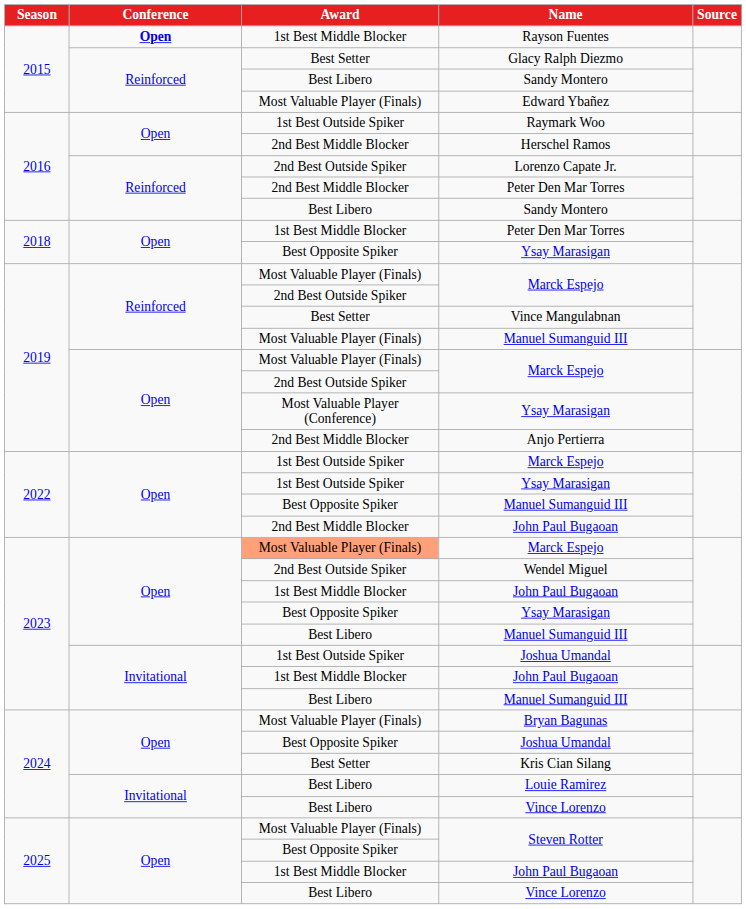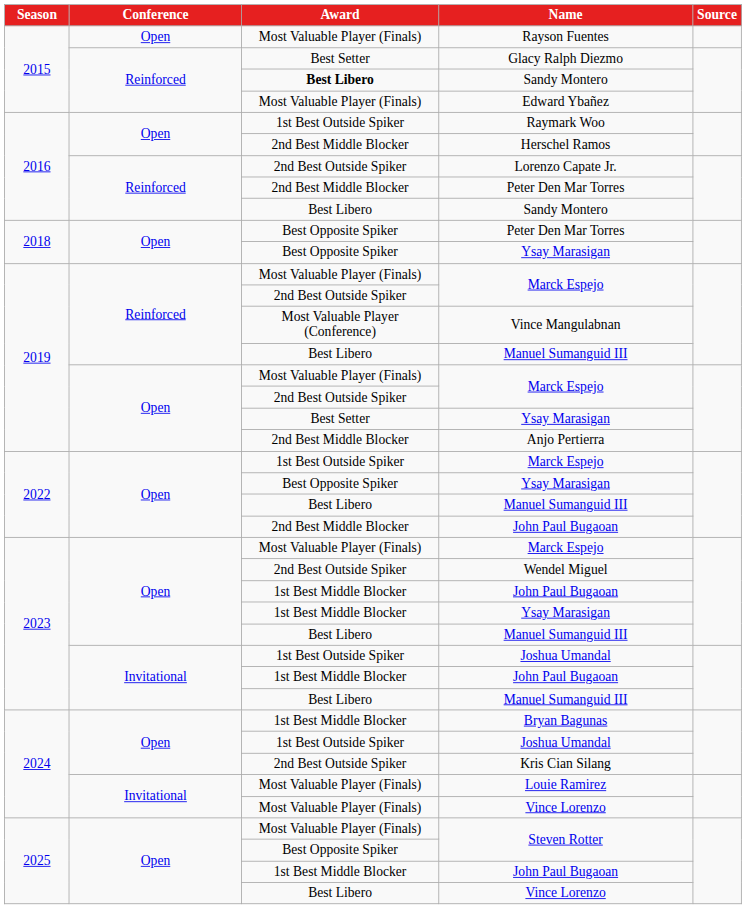(156, 36) bold -> (156, 36) normal
(340, 36) 1st Best Middle Blocker -> (340, 36) Most Valuable Player (Finals)
(340, 79) normal -> (340, 79) bold
(340, 230) 1st Best Middle Blocker -> (340, 230) Best Opposite Spiker
(340, 317) Best Setter -> (340, 324) Most Valuable Player (Conference)
(340, 338) Most Valuable Player (Finals) -> (340, 354) Best Libero
(340, 411) Most Valuable Player (Conference) -> (340, 418) Best Setter
(340, 483) 1st Best Outside Spiker -> (340, 483) Best Opposite Spiker
(340, 505) Best Opposite Spiker -> (340, 505) Best Libero
(340, 548) lightsalmon background -> (340, 548) no background
(340, 612) Best Opposite Spiker -> (340, 612) 1st Best Middle Blocker
(340, 720) Most Valuable Player (Finals) -> (340, 720) 1st Best Middle Blocker
(340, 742) Best Opposite Spiker -> (340, 742) 1st Best Outside Spiker
(340, 763) Best Setter -> (340, 763) 2nd Best Outside Spiker
(340, 785) Best Libero -> (340, 785) Most Valuable Player (Finals)
(340, 807) Best Libero -> (340, 807) Most Valuable Player (Finals)
